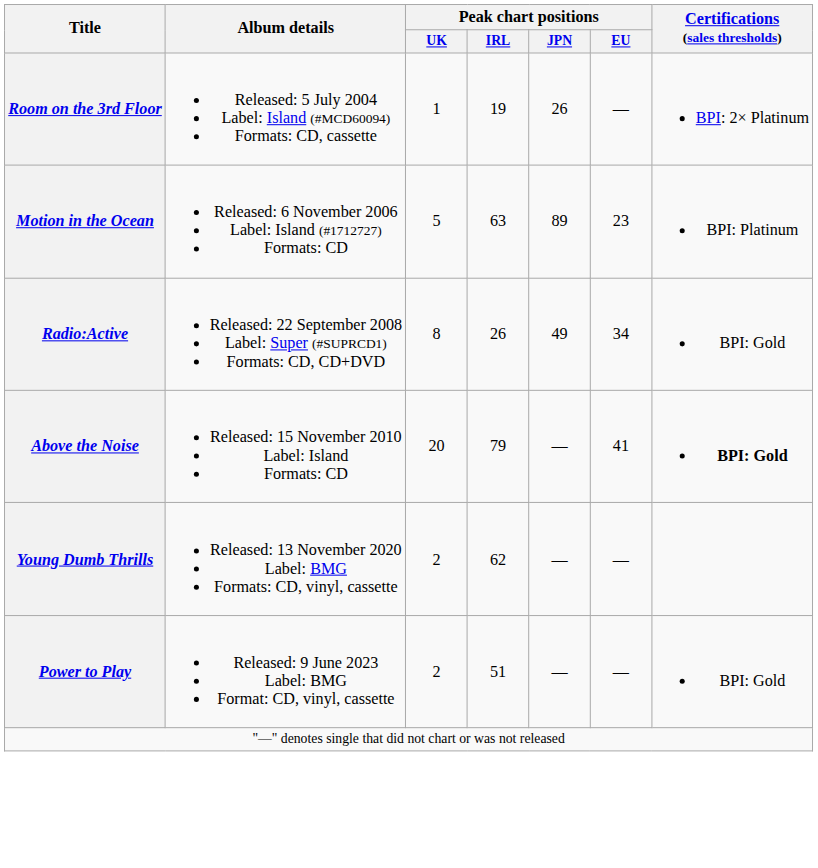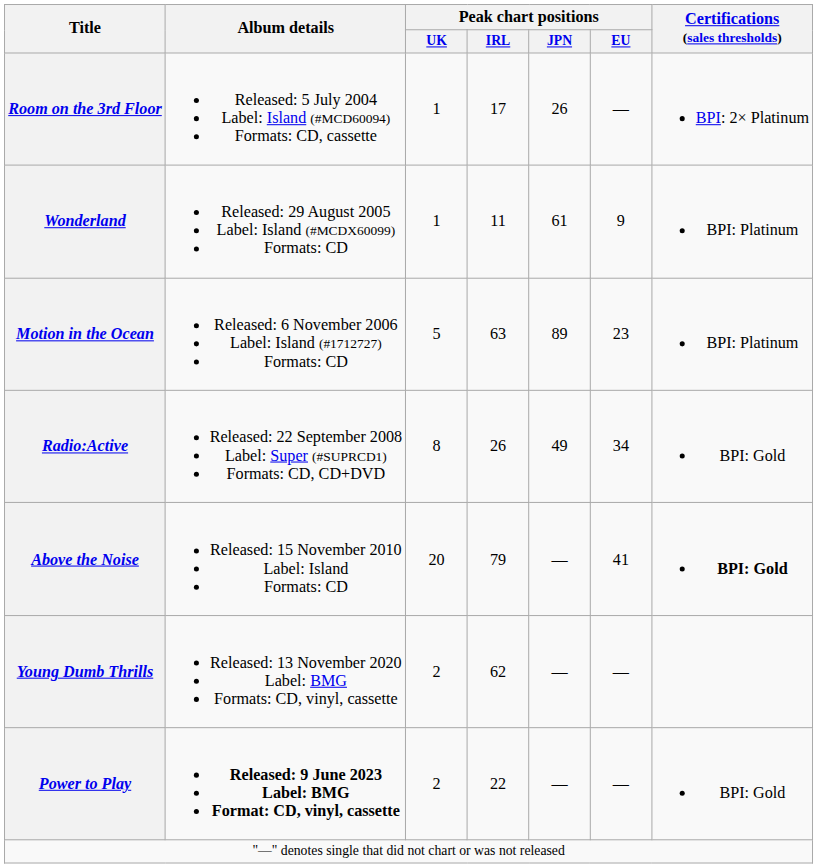(498, 109) 19 -> (498, 109) 17
+ row: (85, 221)
(286, 681) normal -> (286, 793) bold
(498, 671) 51 -> (498, 783) 22
